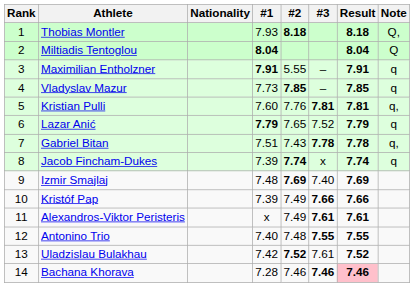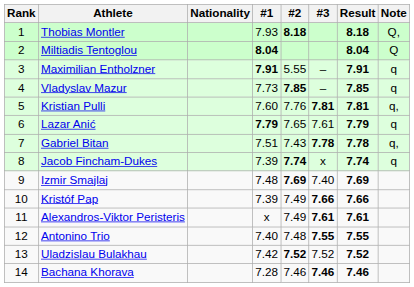(323, 124) 7.52 -> (323, 124) 7.61
(323, 254) 7.61 -> (323, 254) 7.52
(358, 273) pink background -> (358, 273) no background
